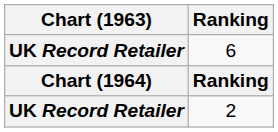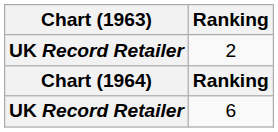rows swapped: (231, 111) <-> (231, 50)
